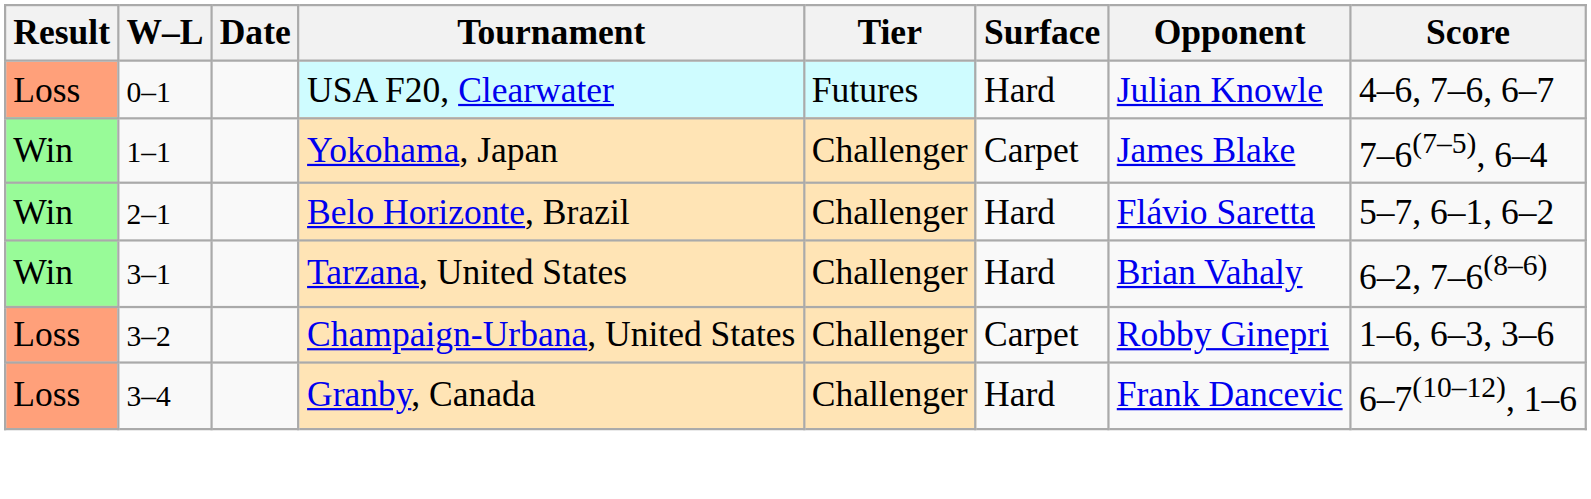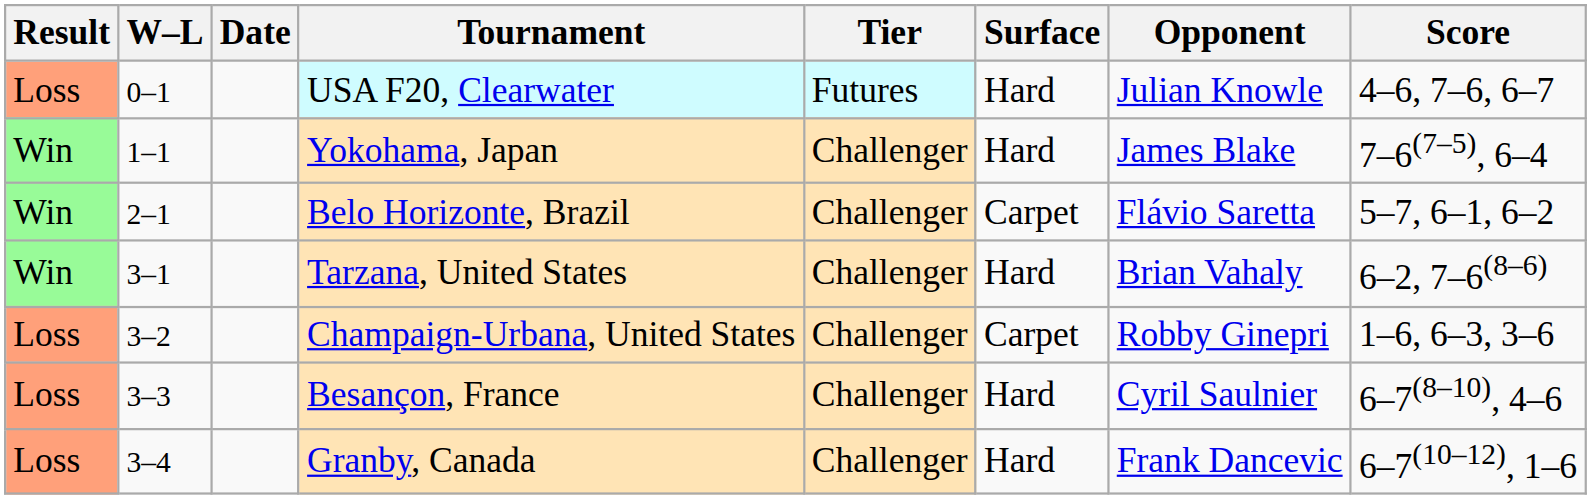(1031, 150) Carpet -> (1019, 150) Hard
(1019, 211) Hard -> (1031, 211) Carpet
+ row: (433, 394)
